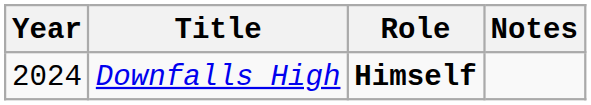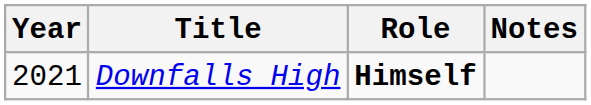(47, 76) 2024 -> (47, 76) 2021
